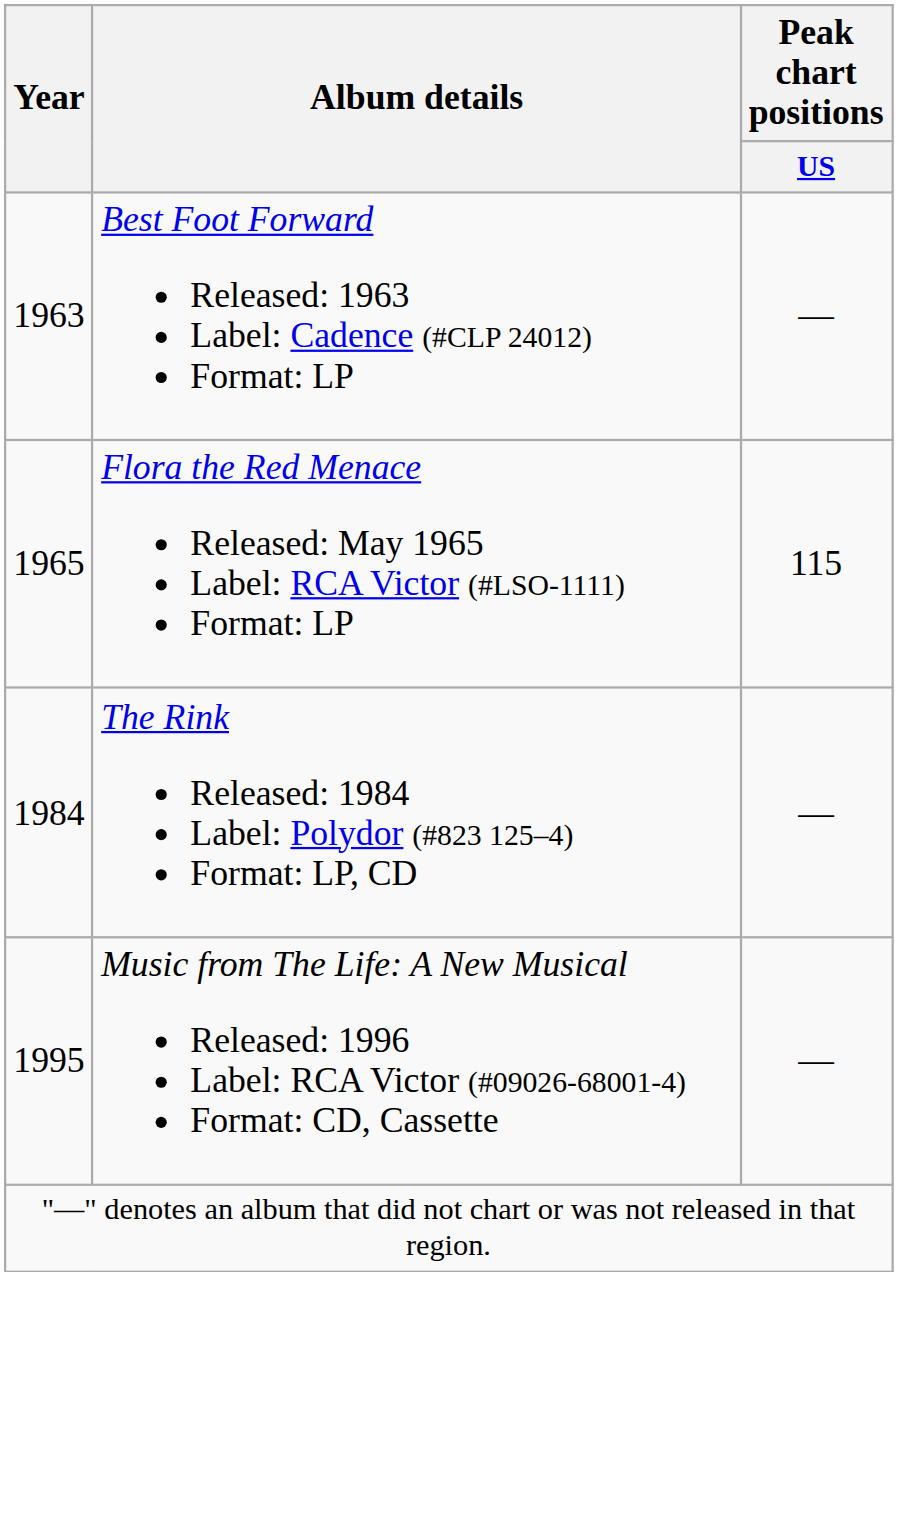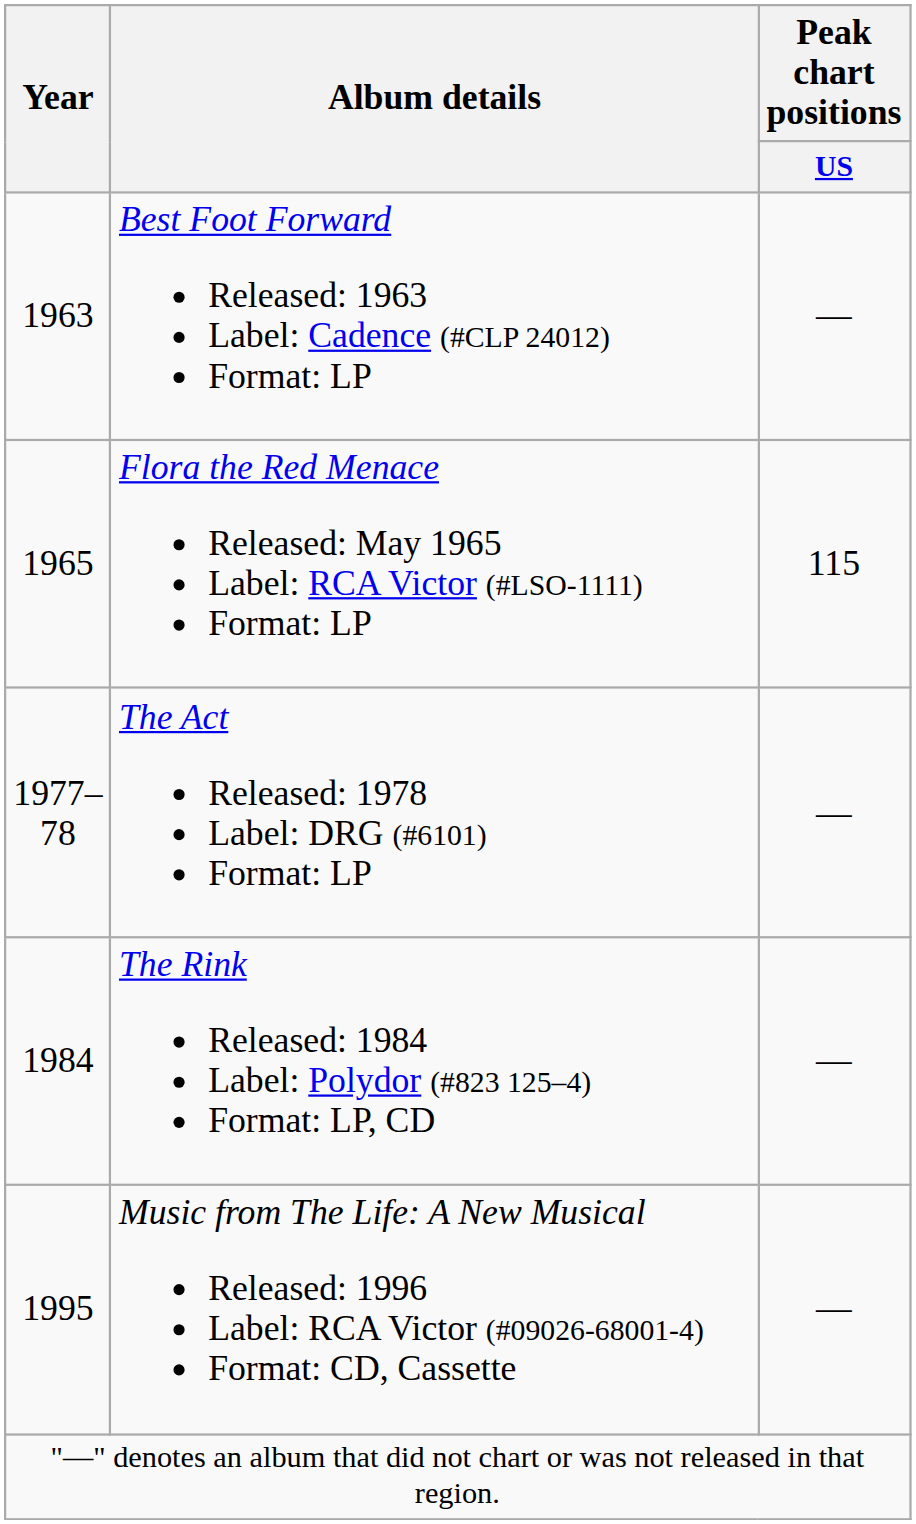+ row: (435, 795)
